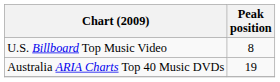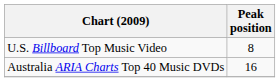(251, 67) 19 -> (251, 67) 16
